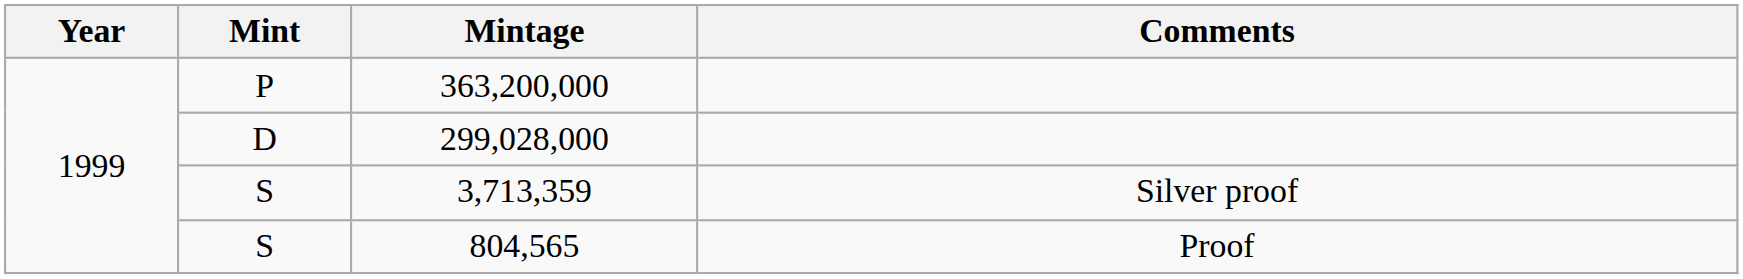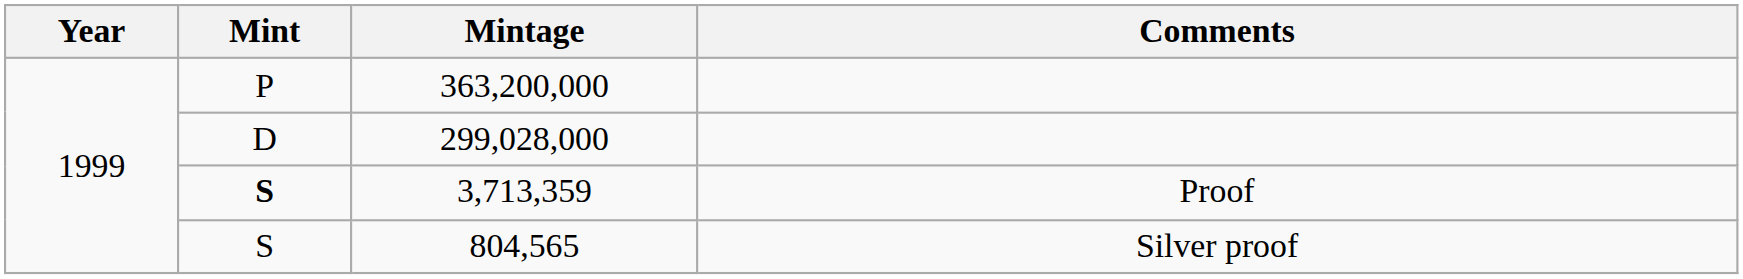(265, 191) normal -> (265, 191) bold
(1217, 191) Silver proof -> (1217, 191) Proof
(1217, 245) Proof -> (1217, 245) Silver proof
